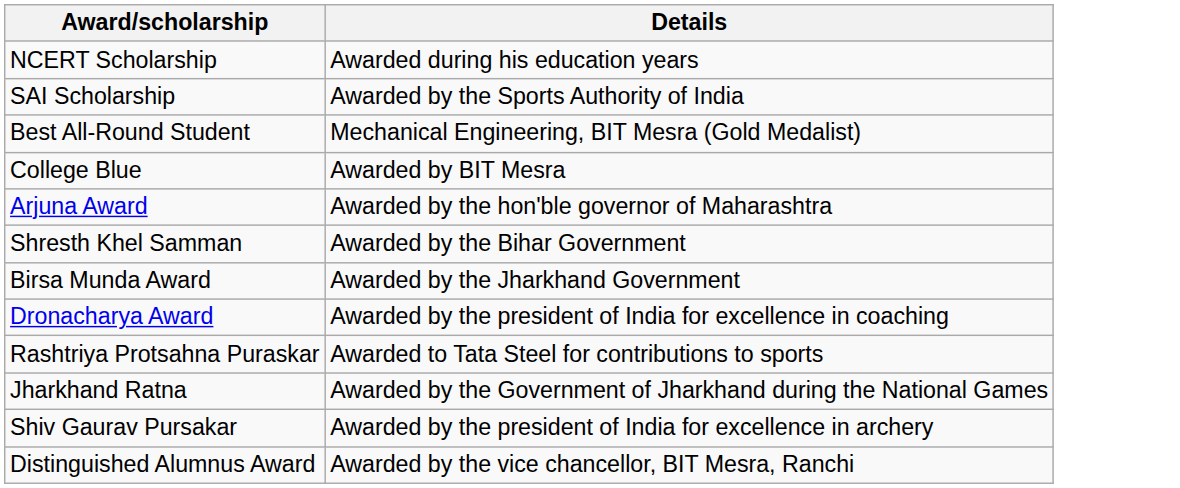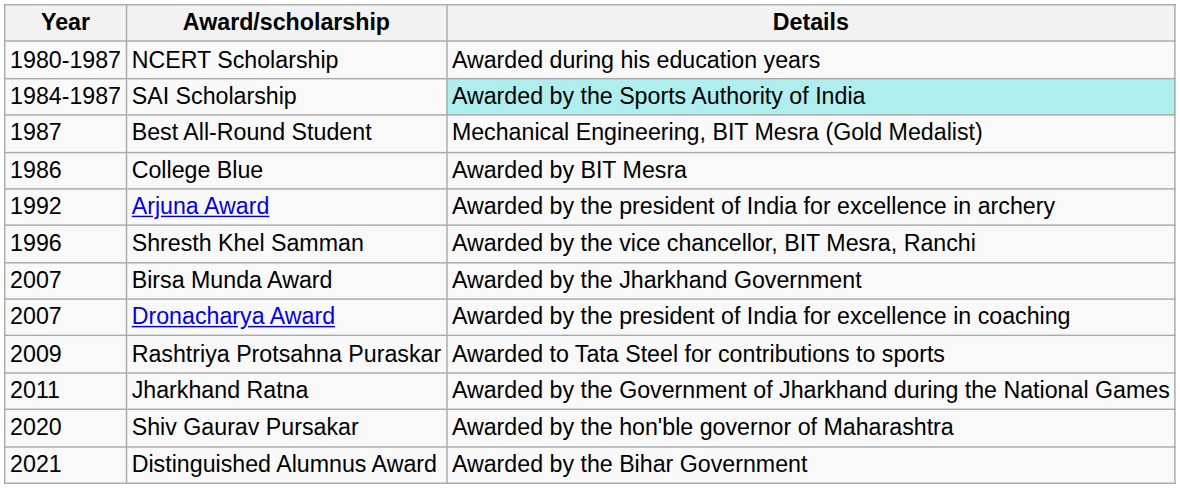+ column: (66, 22)
(537, 96) no background -> (659, 96) paleturquoise background
(581, 206) Awarded by the hon'ble governor of Maharashtra -> (753, 206) Awarded by the president of India for excellence in archery
(508, 243) Awarded by the Bihar Government -> (714, 243) Awarded by the vice chancellor, BIT Mesra, Ranchi
(632, 427) Awarded by the president of India for excellence in archery -> (703, 427) Awarded by the hon'ble governor of Maharashtra
(592, 464) Awarded by the vice chancellor, BIT Mesra, Ranchi -> (630, 464) Awarded by the Bihar Government
